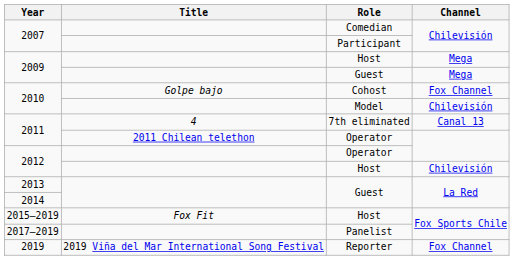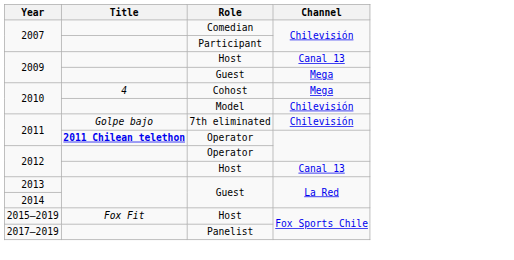(461, 59) Mega -> (322, 59) Canal 13
(194, 91) Golpe bajo -> (124, 91) 4
(461, 91) Fox Channel -> (322, 91) Mega
(194, 122) 4 -> (124, 122) Golpe bajo
(461, 122) Canal 13 -> (322, 122) Chilevisión
(194, 138) normal -> (124, 138) bold
(461, 169) Chilevisión -> (322, 169) Canal 13
- row: (33, 247)
